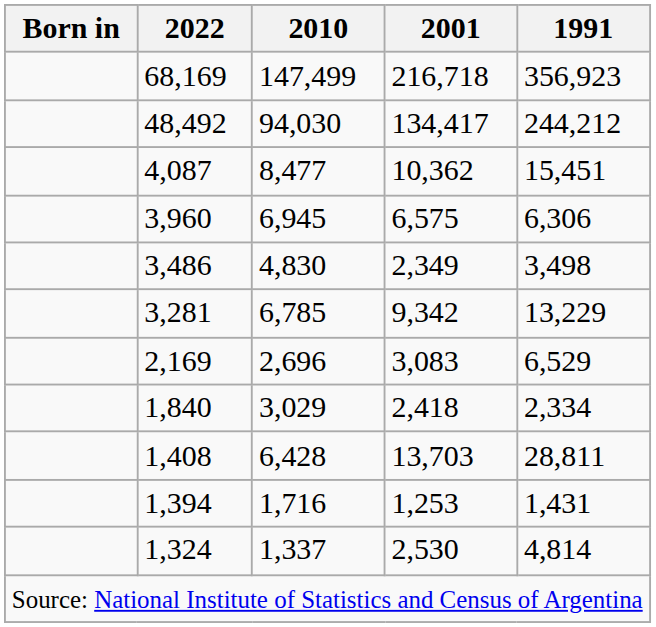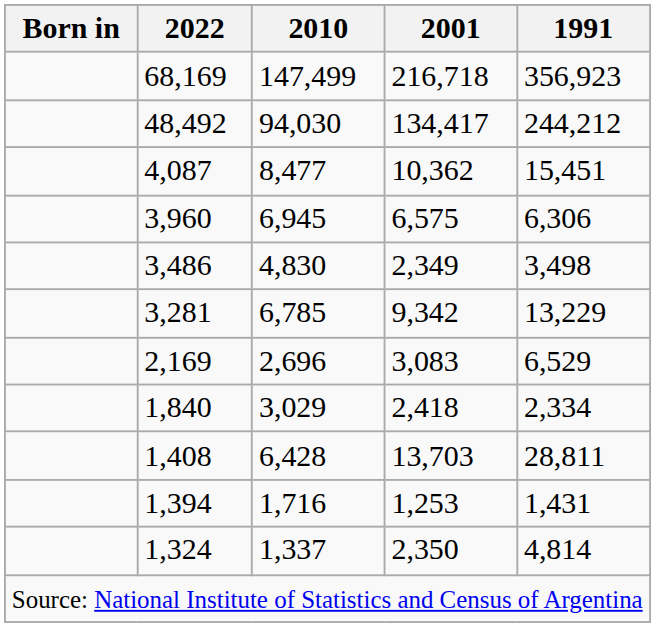(425, 550) 2,530 -> (425, 550) 2,350
